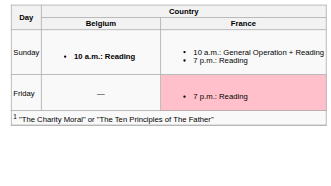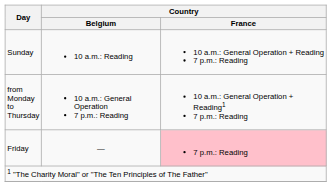(101, 56) bold -> (101, 56) normal
+ row: (23, 102)
